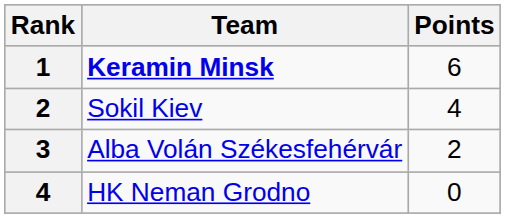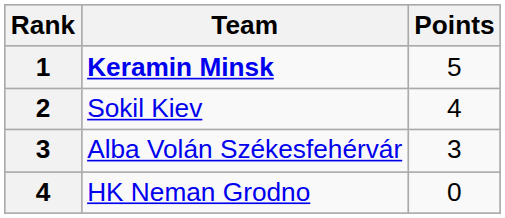(454, 66) 6 -> (454, 66) 5
(454, 150) 2 -> (454, 150) 3
